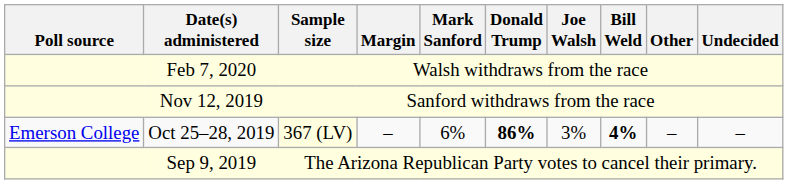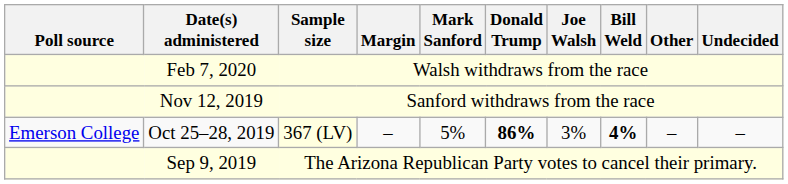(453, 132) 6% -> (453, 132) 5%
